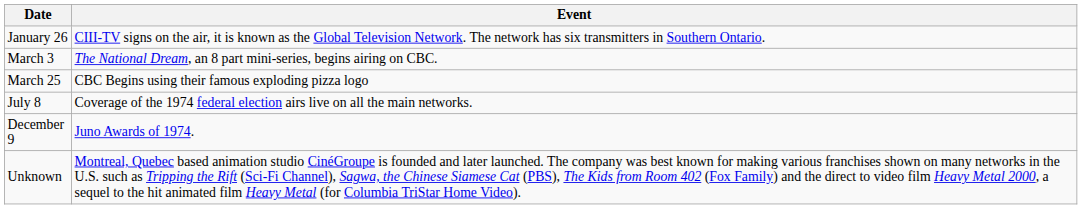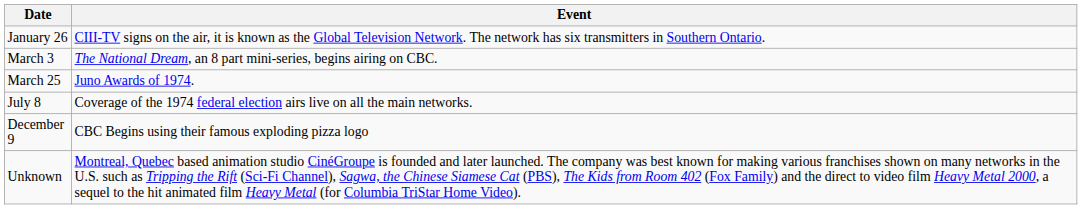(222, 80) CBC Begins using their famous exploding pizza logo -> (134, 80) Juno Awards of 1974.
(134, 132) Juno Awards of 1974. -> (222, 132) CBC Begins using their famous exploding pizza logo
